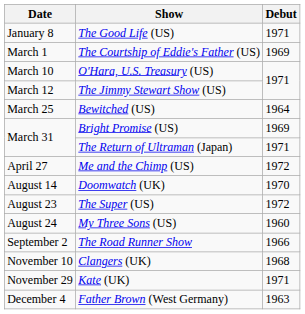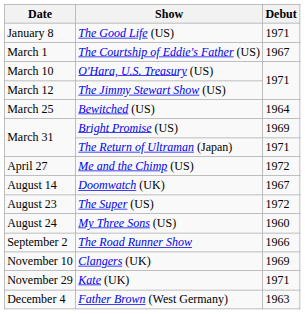(277, 52) 1969 -> (277, 52) 1967
(277, 185) 1970 -> (277, 185) 1967
(277, 261) 1968 -> (277, 261) 1969
